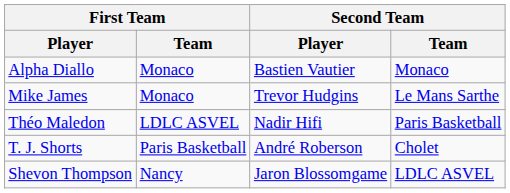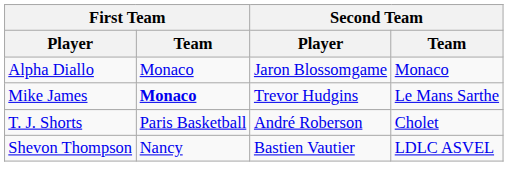(304, 69) Bastien Vautier -> (321, 69) Jaron Blossomgame
(167, 95) normal -> (168, 95) bold
- row: (57, 122)
(321, 174) Jaron Blossomgame -> (304, 148) Bastien Vautier
